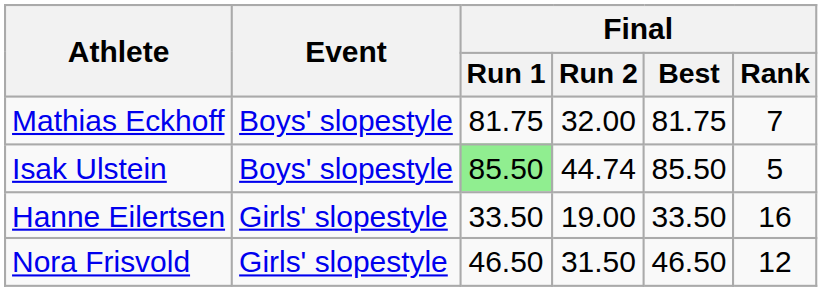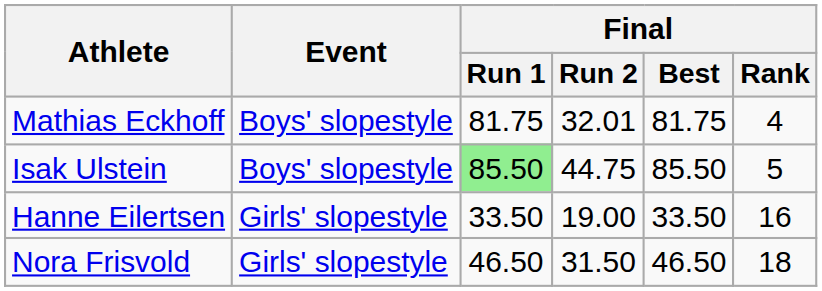(598, 121) 32.00 -> (598, 121) 32.01
(775, 121) 7 -> (775, 121) 4
(598, 168) 44.74 -> (598, 168) 44.75
(775, 263) 12 -> (775, 263) 18
